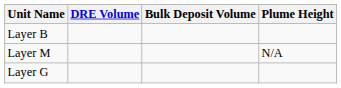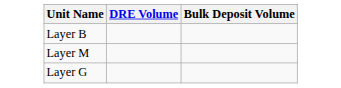- column: (298, 14)
